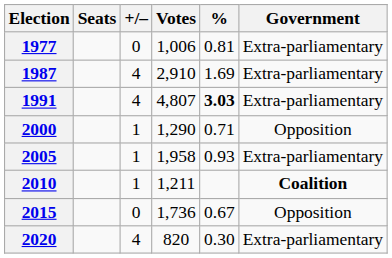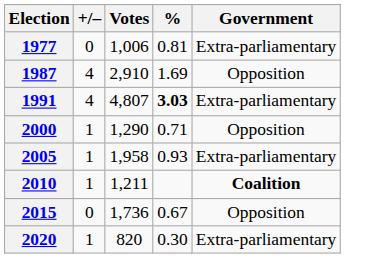- column: (97, 18)
(313, 73) Extra-parliamentary -> (266, 73) Opposition
(136, 239) 4 -> (89, 239) 1
